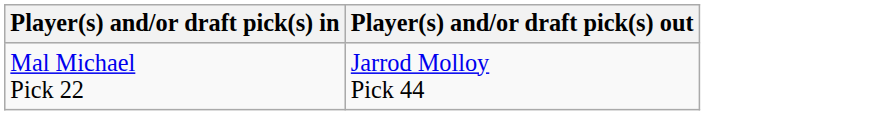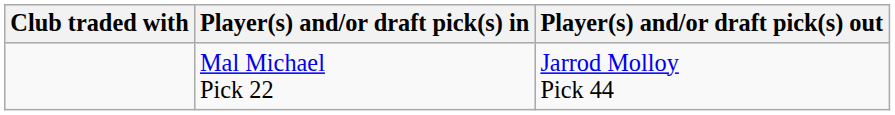+ column: (100, 23)
